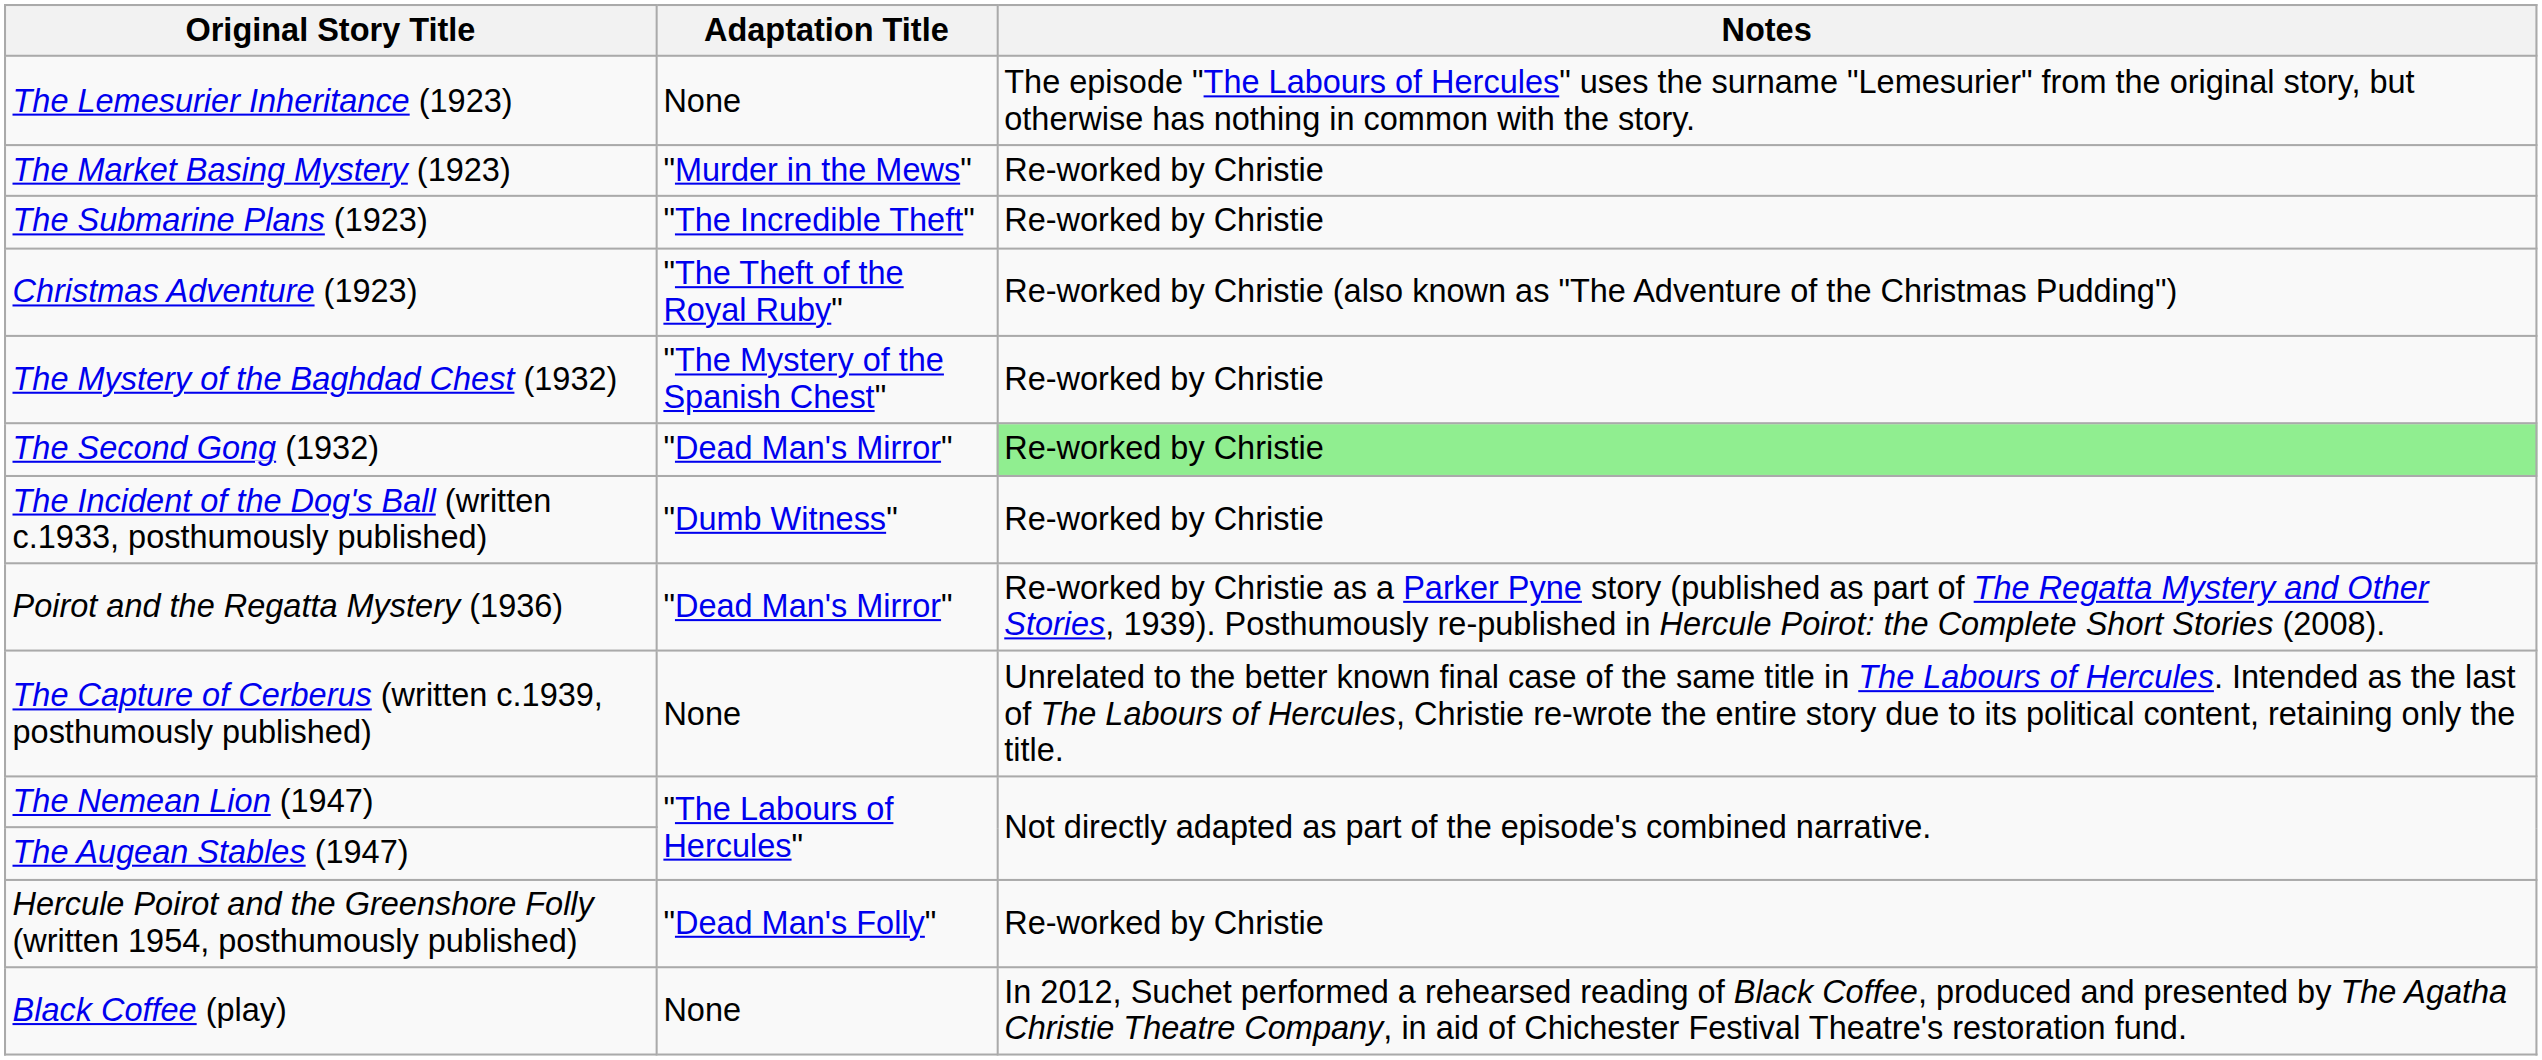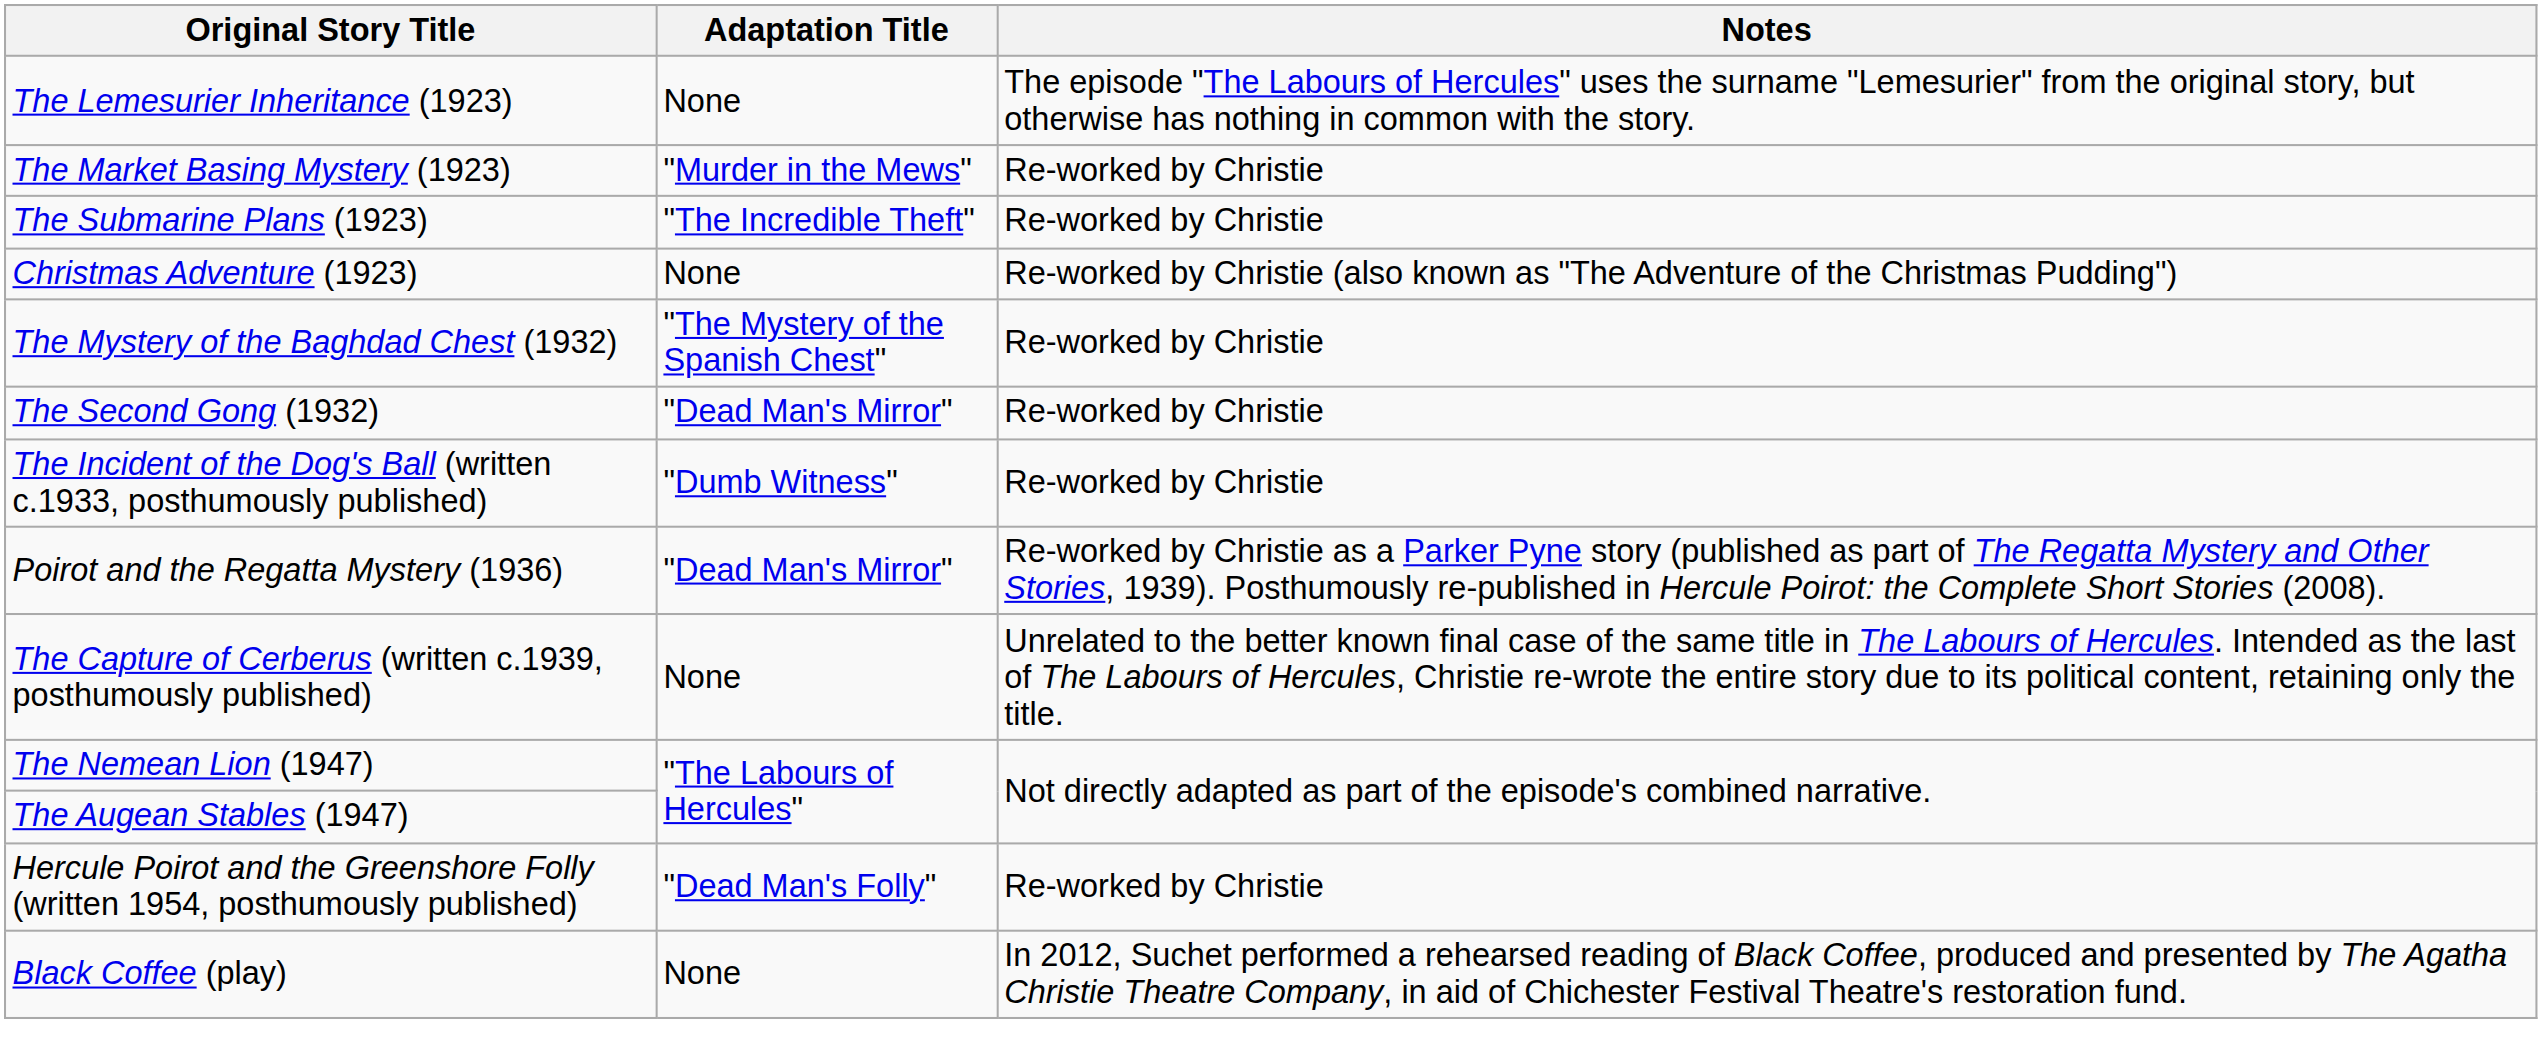(784, 291) "The Theft of the Royal Ruby" -> (702, 272) None
(1164, 448) lightgreen background -> (1164, 412) no background
